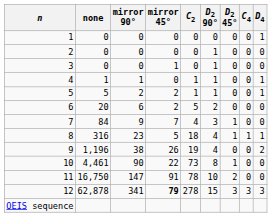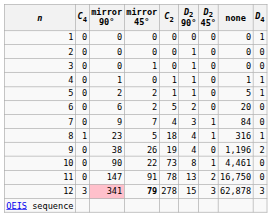columns swapped: (93, 17) <-> (246, 17)
(213, 177) 10 -> (191, 177) 13
(136, 191) no background -> (114, 191) pink background
